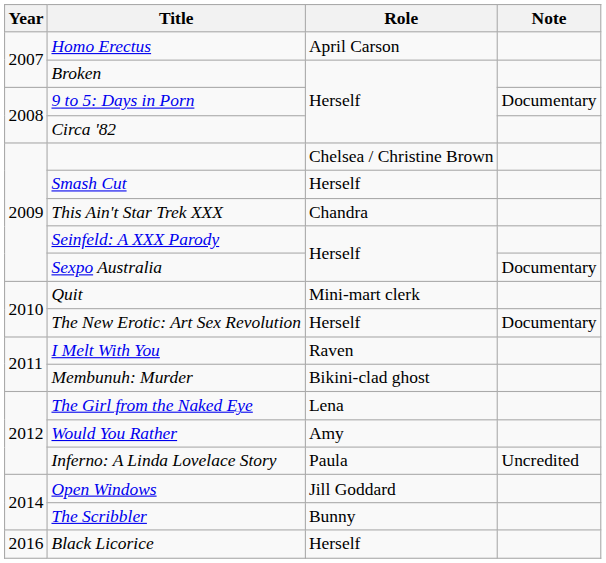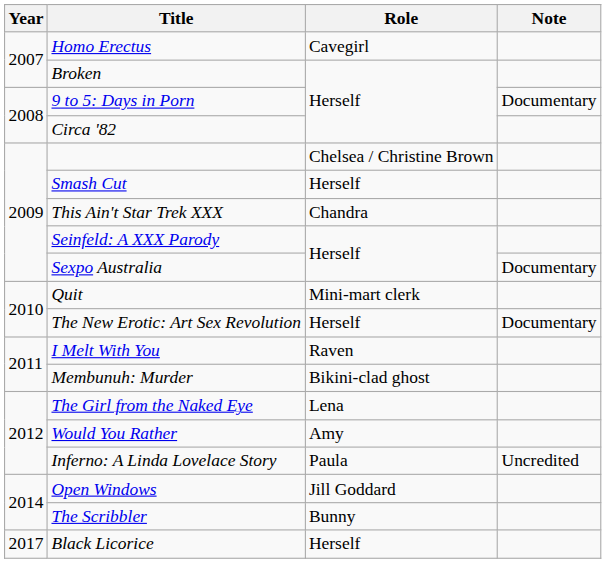(354, 45) April Carson -> (339, 45) Cavegirl
(26, 543) 2016 -> (26, 543) 2017
